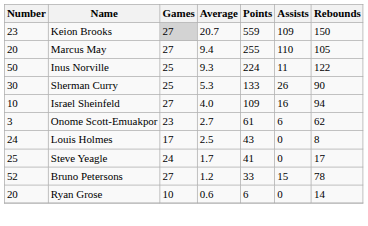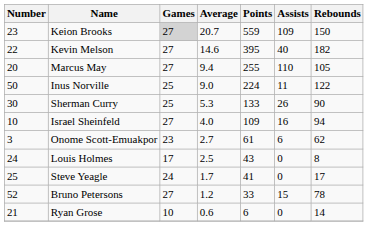+ row: (82, 49)
(207, 67) 9.3 -> (207, 85) 9.0
(12, 194) 20 -> (12, 212) 21
